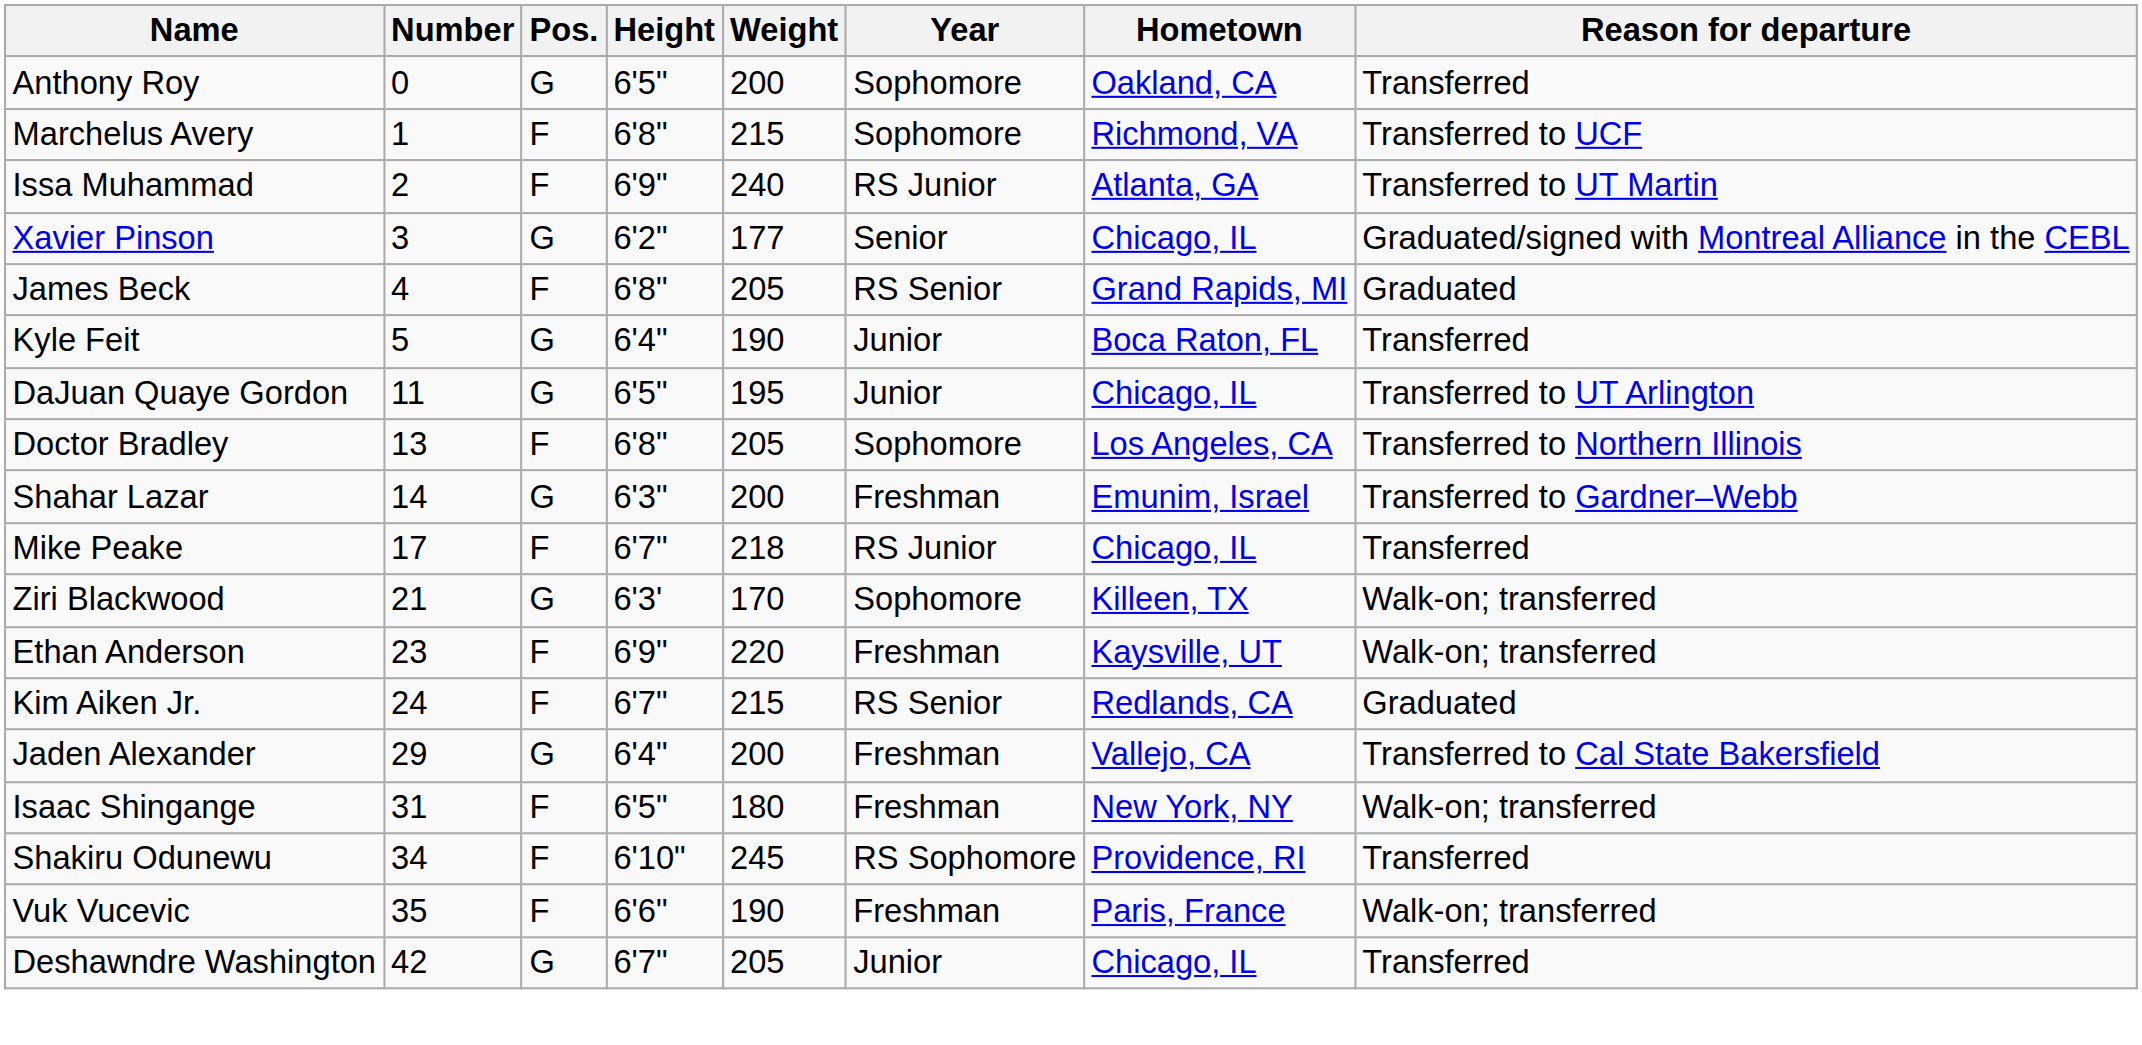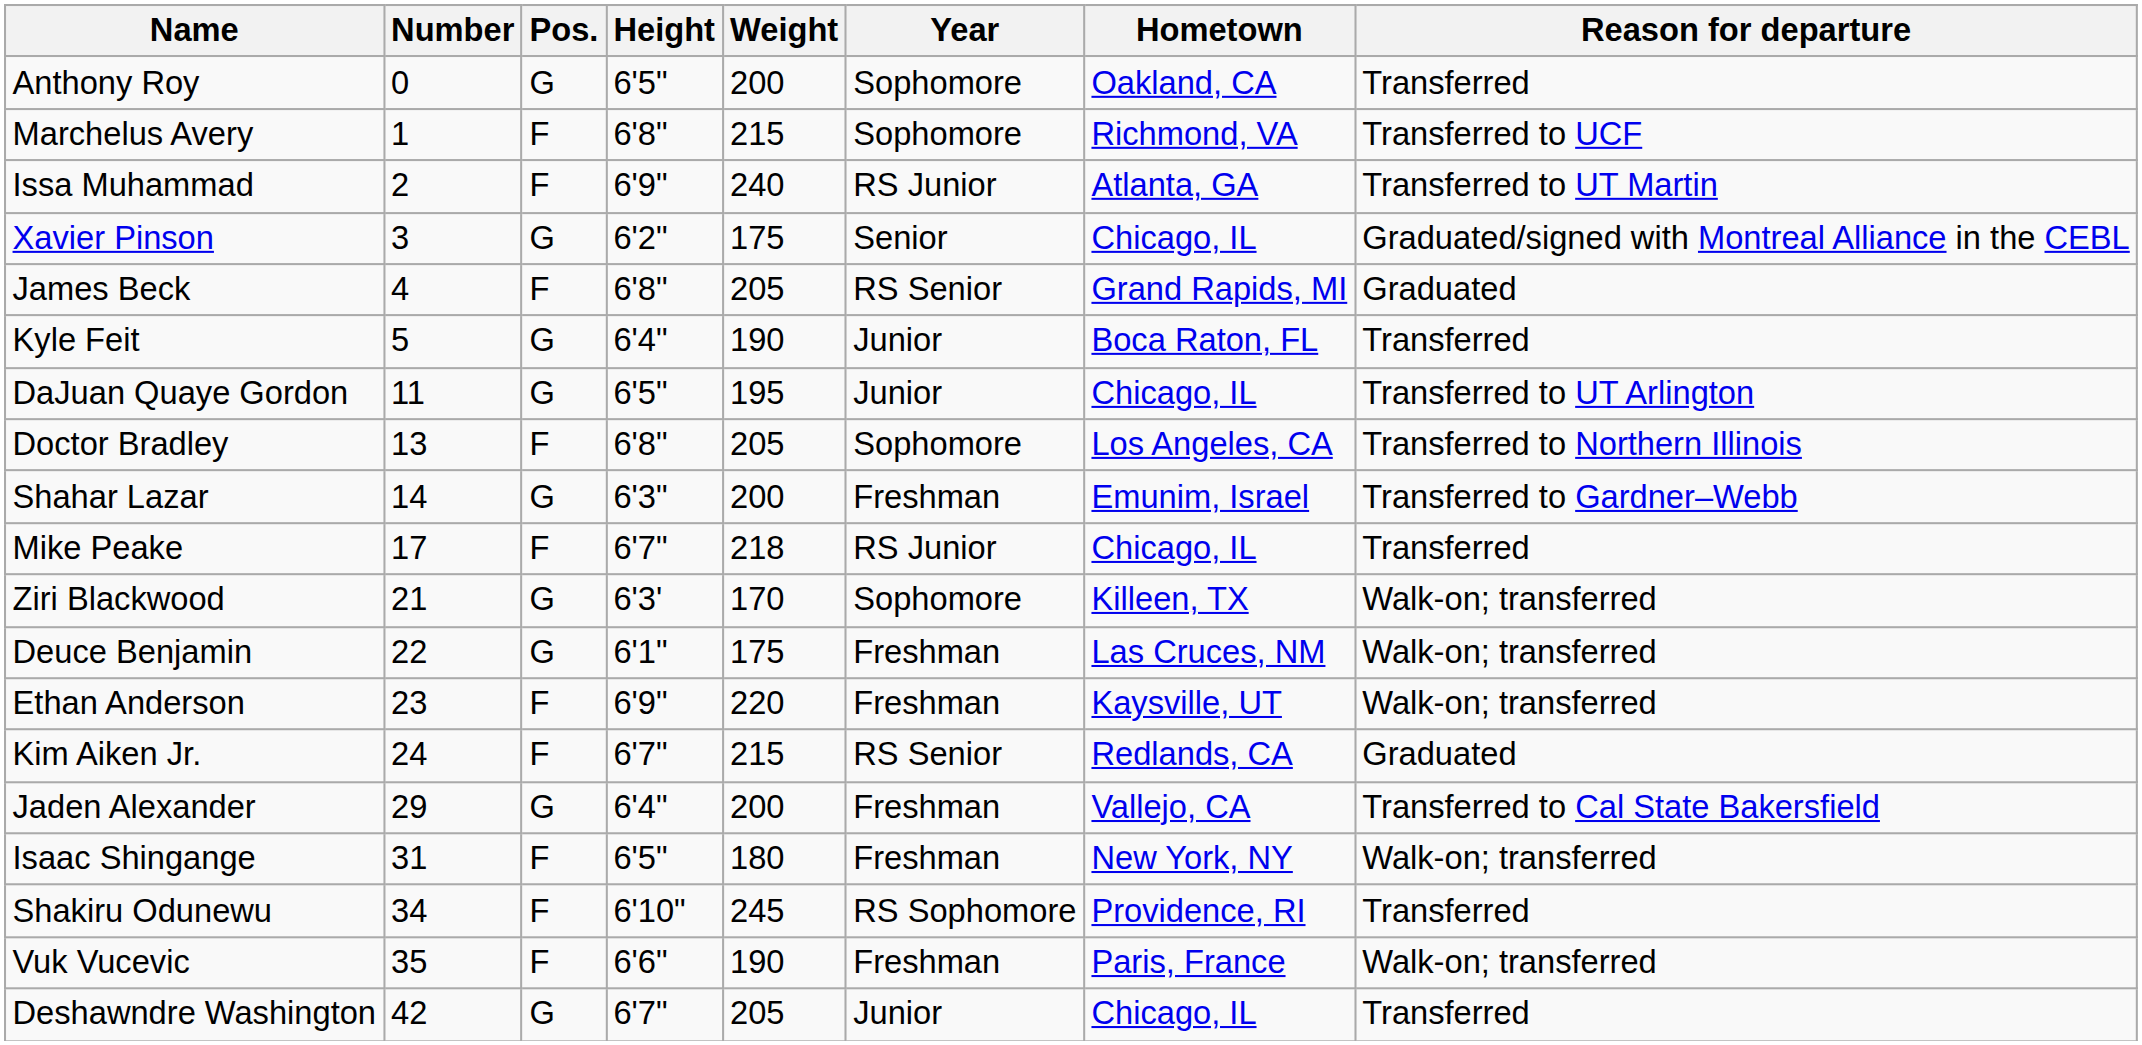(757, 237) 177 -> (757, 237) 175
+ row: (132, 651)
